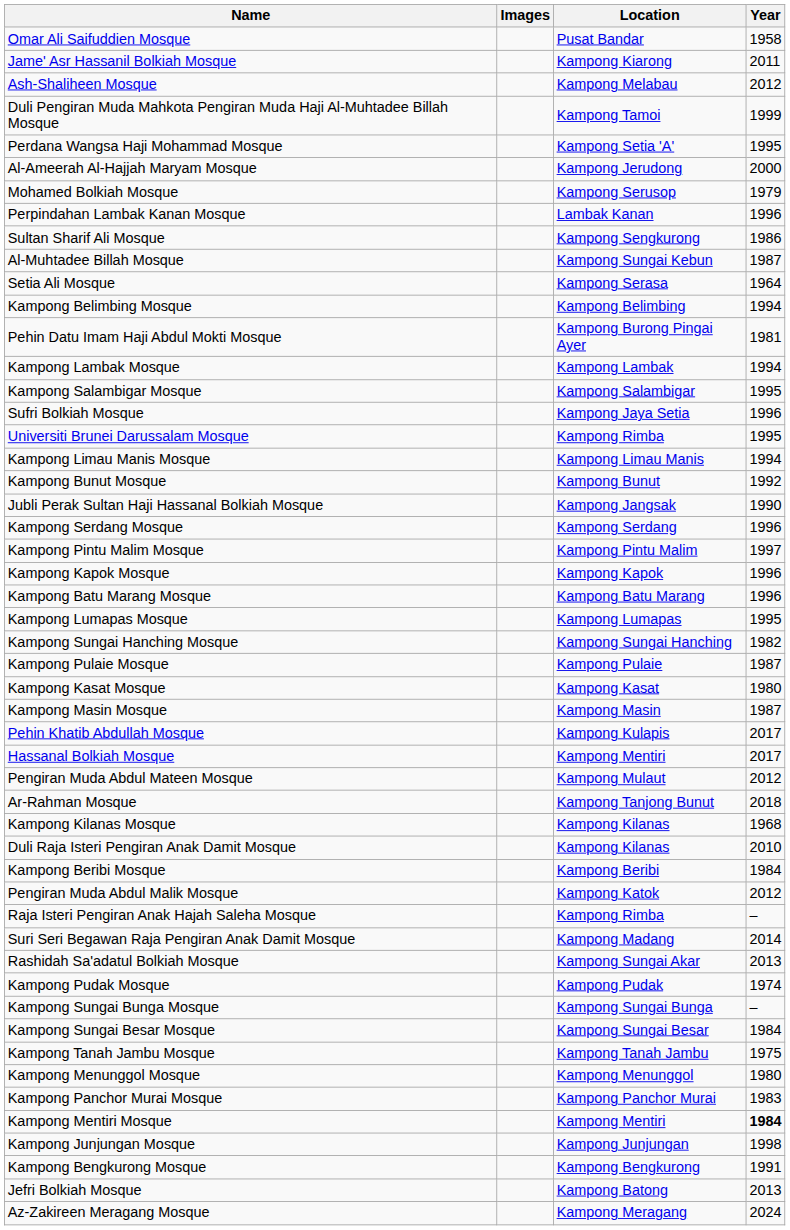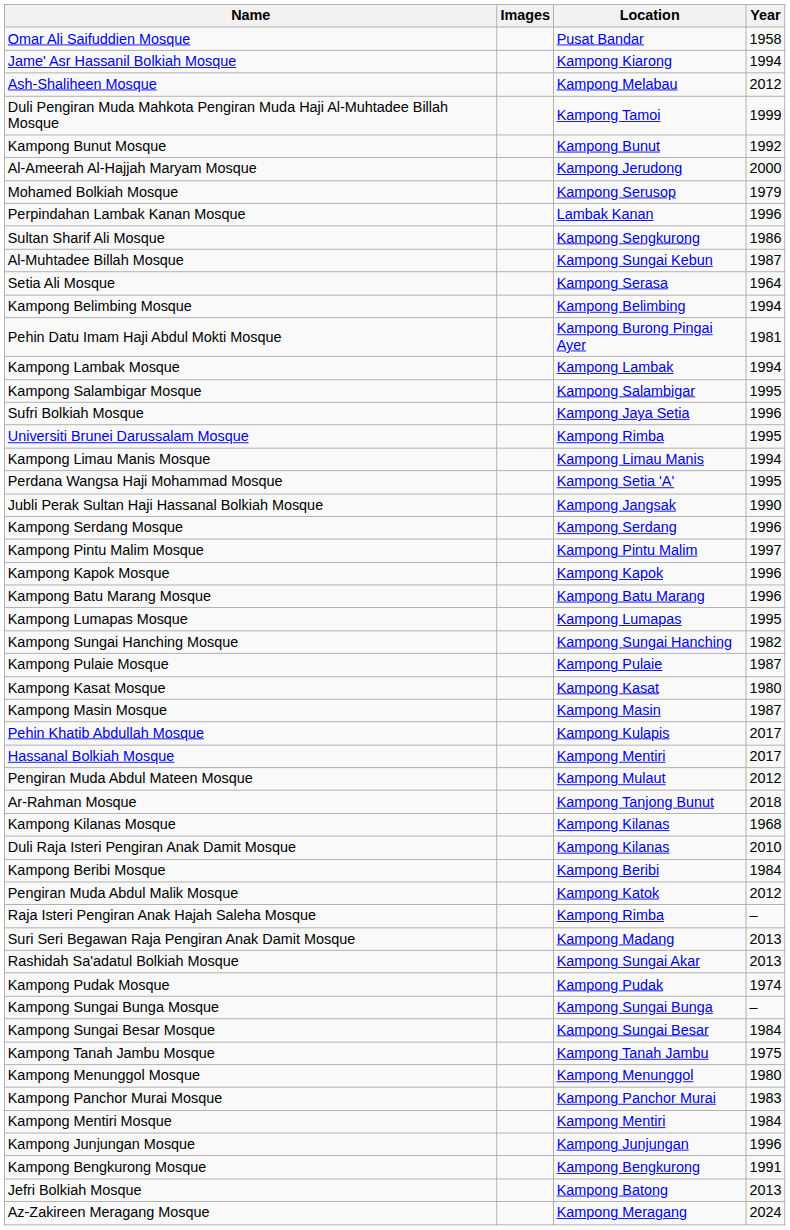(765, 61) 2011 -> (765, 61) 1994
rows swapped: (145, 146) <-> (87, 482)
(765, 938) 2014 -> (765, 938) 2013
(765, 1121) bold -> (765, 1121) normal
(765, 1144) 1998 -> (765, 1144) 1996
